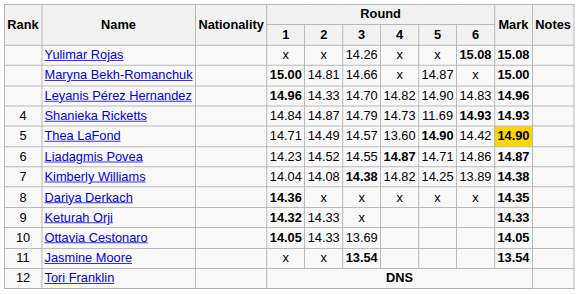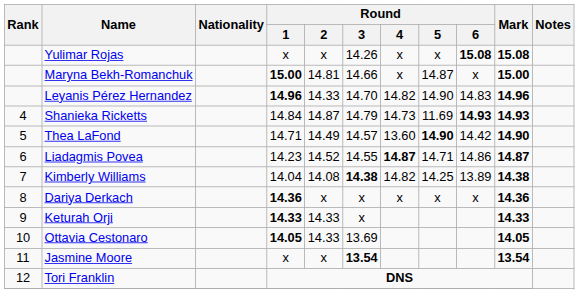(513, 136) gold background -> (513, 136) no background
(513, 197) 14.35 -> (513, 197) 14.36
(286, 217) 14.32 -> (286, 217) 14.33
